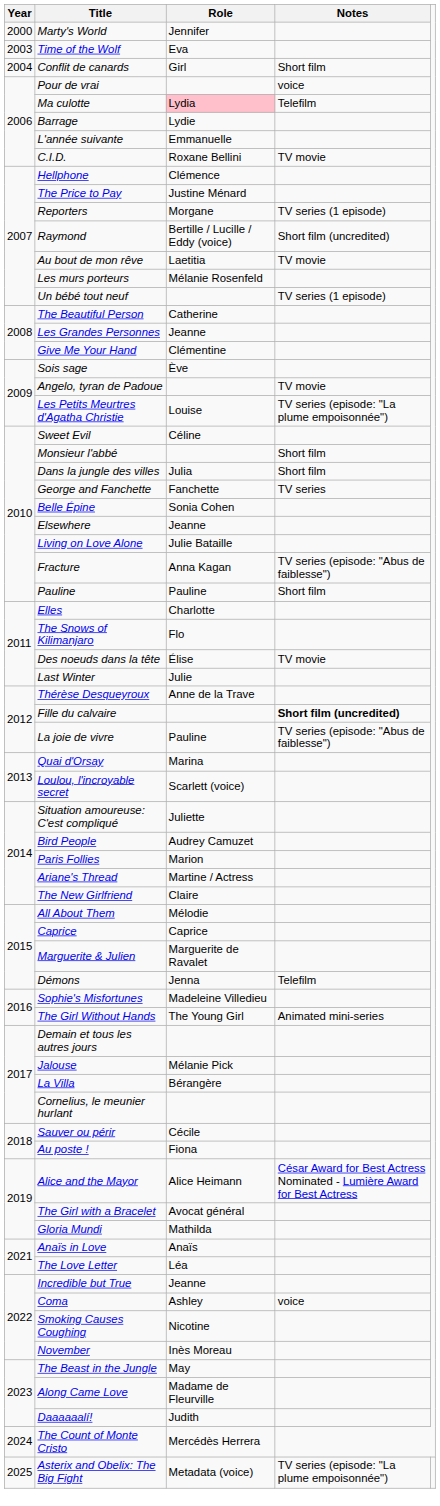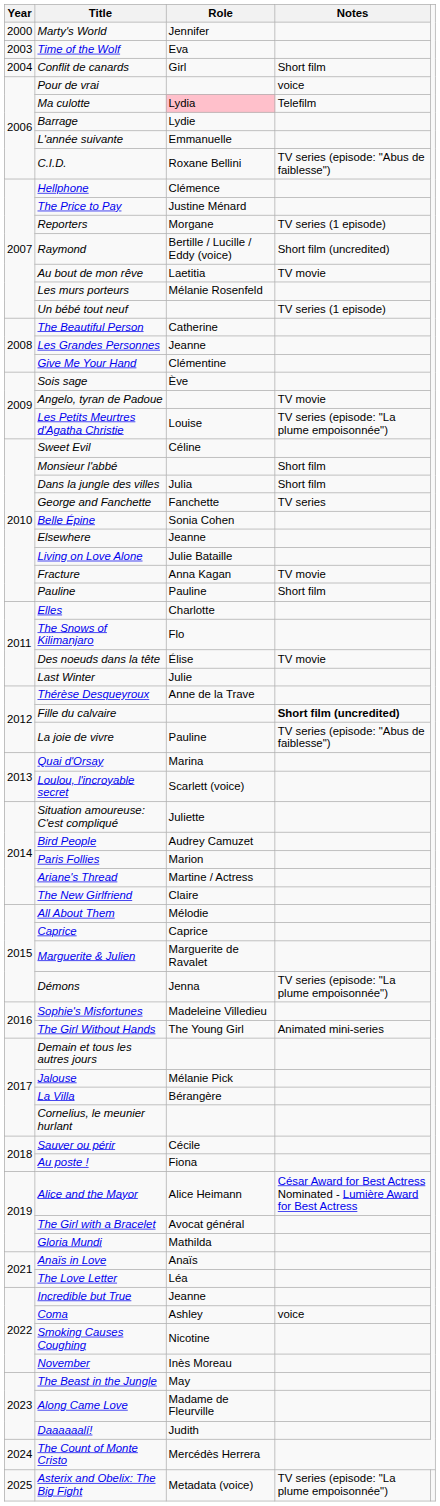(302, 157) TV movie -> (351, 164) TV series (episode: "Abus de faiblesse")
(351, 567) TV series (episode: "Abus de faiblesse") -> (302, 574) TV movie
(297, 980) Telefilm -> (337, 986) TV series (episode: "La plume empoisonnée")
